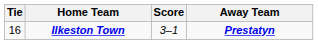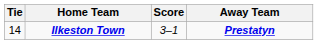(15, 30) 16 -> (15, 30) 14
